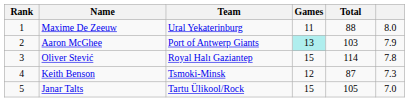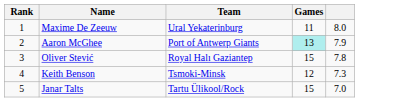- column: (351, 12)
